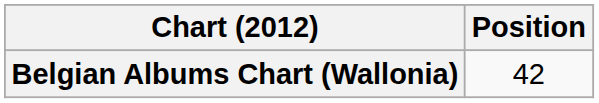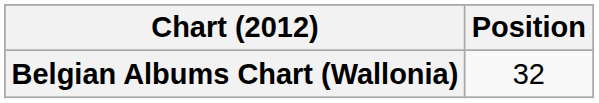(529, 73) 42 -> (529, 73) 32
